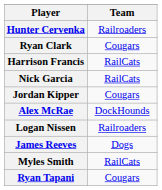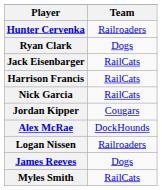(122, 45) Cougars -> (122, 45) Dogs
+ row: (46, 62)
- row: (46, 177)
